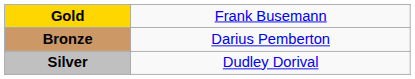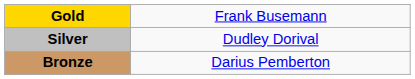rows swapped: (68, 62) <-> (68, 39)
